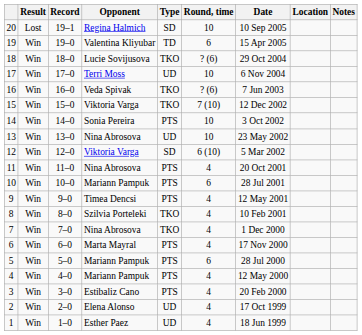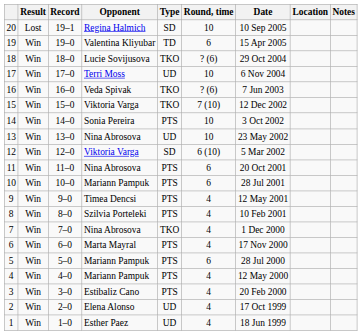(209, 167) 4 -> (209, 167) 6
(170, 214) TKO -> (170, 214) PTS
